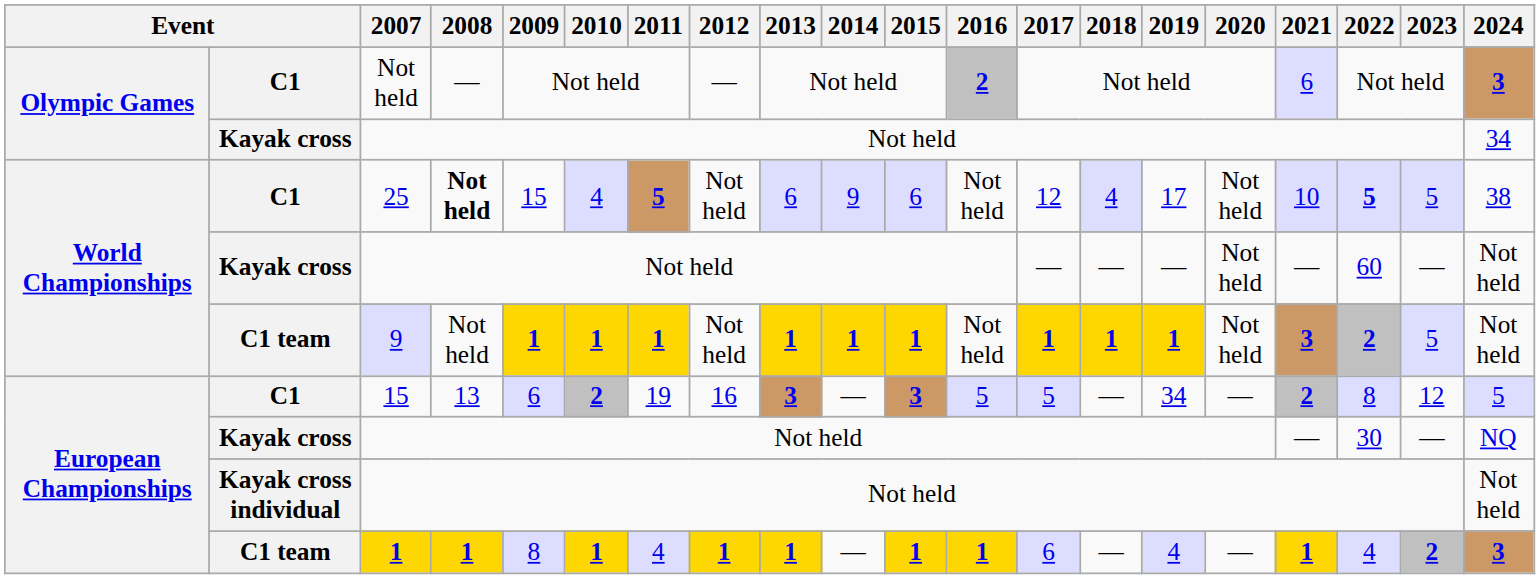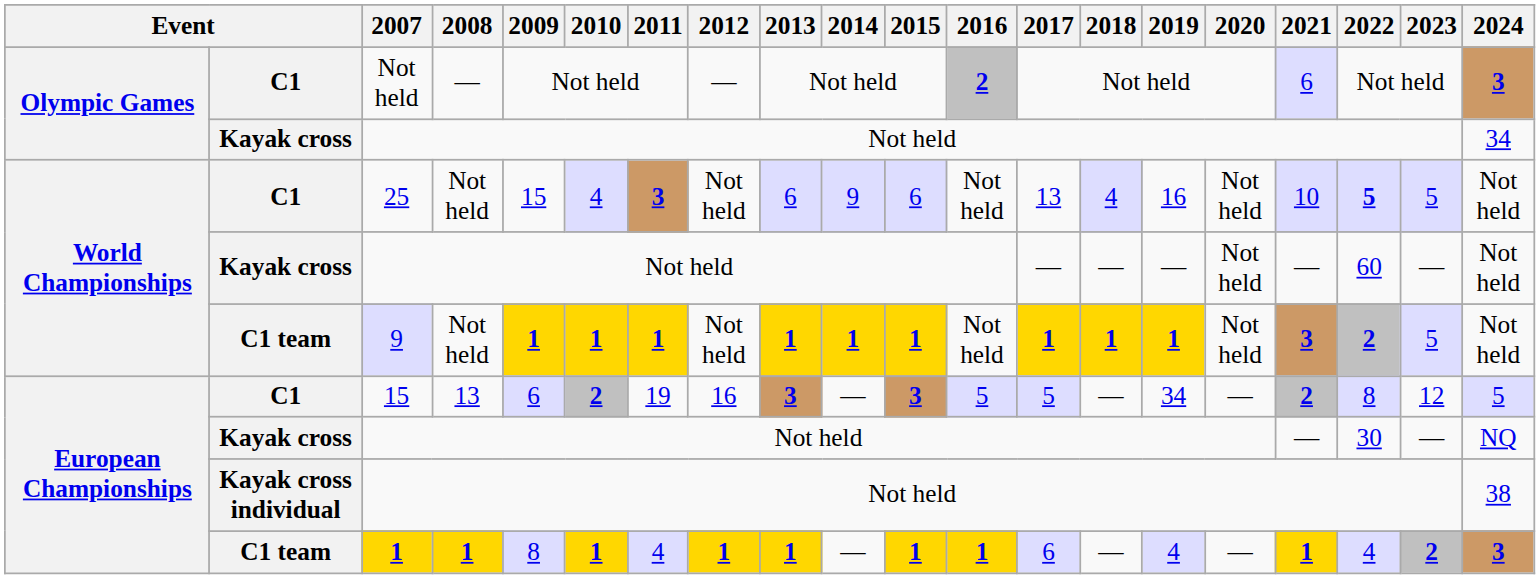(467, 196) bold -> (467, 196) normal
(658, 196) 5 -> (658, 196) 3
(1049, 196) 12 -> (1048, 196) 13
(1174, 196) 17 -> (1174, 196) 16
(1498, 196) 38 -> (1498, 196) Not held
(1498, 494) Not held -> (1498, 494) 38
